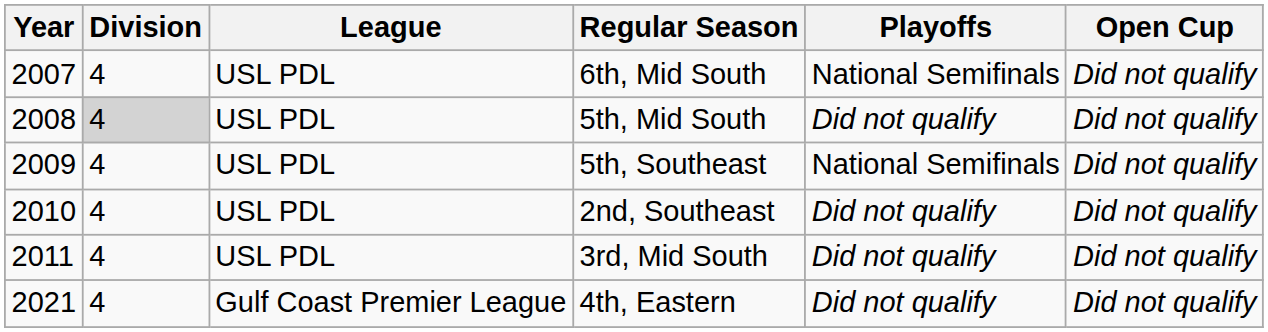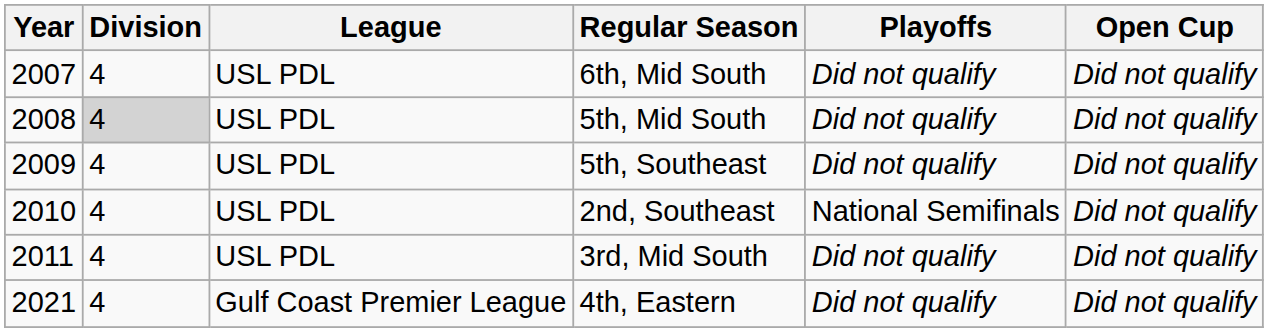(936, 73) National Semifinals -> (904, 73) Did not qualify
(936, 165) National Semifinals -> (904, 165) Did not qualify
(904, 211) Did not qualify -> (936, 211) National Semifinals
